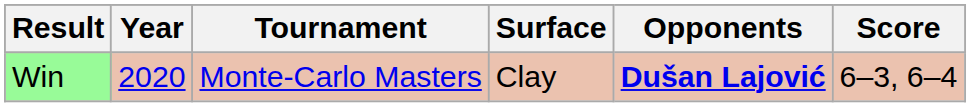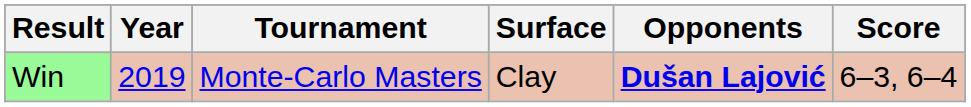(152, 76) 2020 -> (152, 76) 2019
